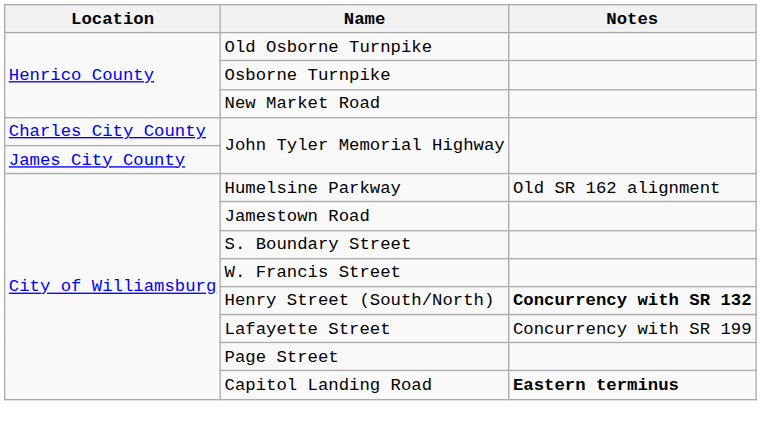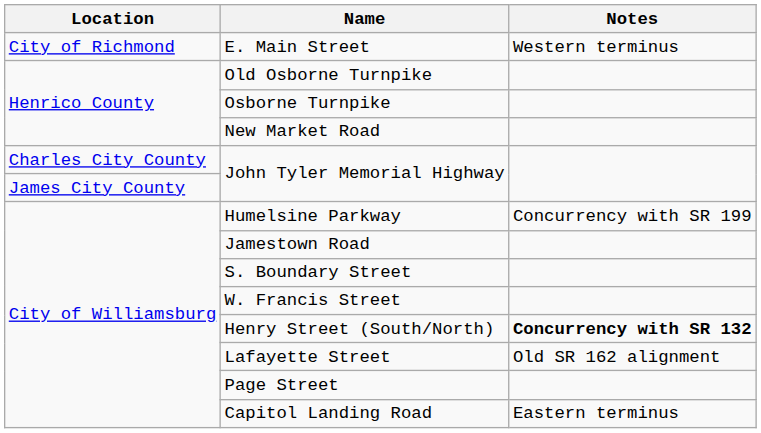+ row: (92, 47)
(617, 188) Old SR 162 alignment -> (632, 216) Concurrency with SR 199
(632, 329) Concurrency with SR 199 -> (617, 357) Old SR 162 alignment
(596, 385) bold -> (596, 413) normal
